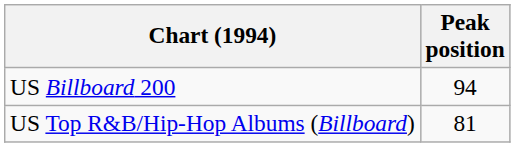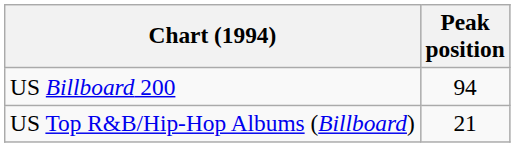(465, 123) 81 -> (465, 123) 21
